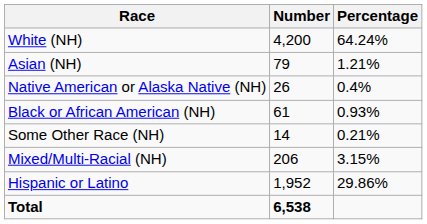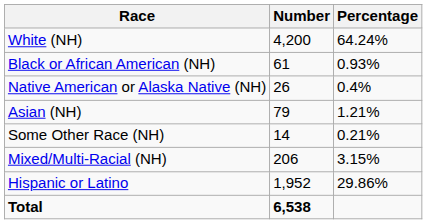rows swapped: (112, 111) <-> (45, 64)
